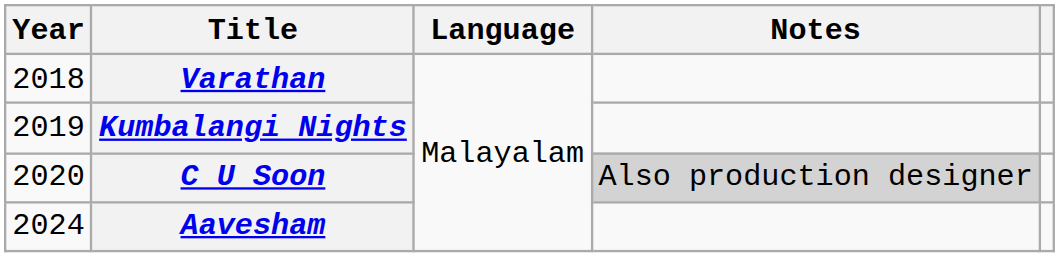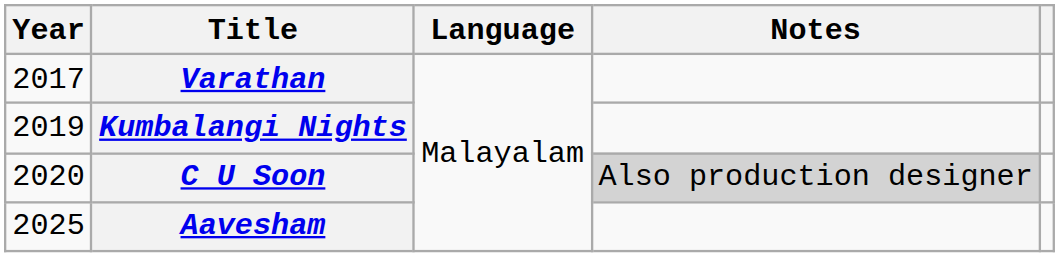(49, 79) 2018 -> (49, 79) 2017
(49, 226) 2024 -> (49, 226) 2025
